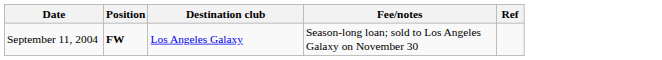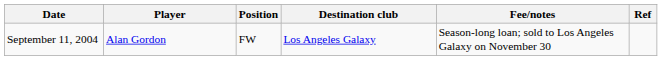+ column: (170, 14)
(115, 39) bold -> (247, 39) normal
